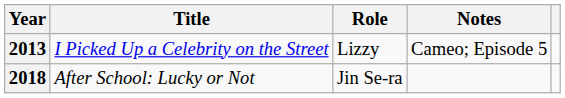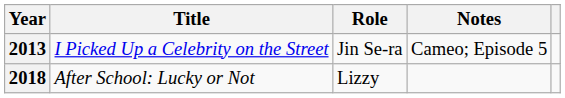(358, 48) Lizzy -> (370, 48) Jin Se-ra
(370, 78) Jin Se-ra -> (358, 78) Lizzy
